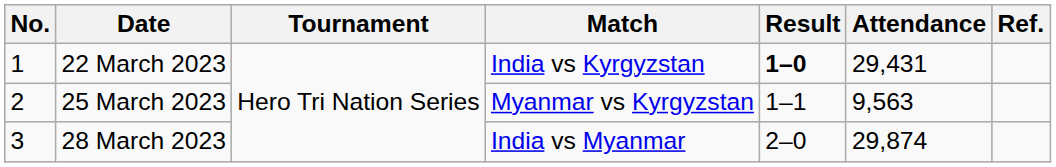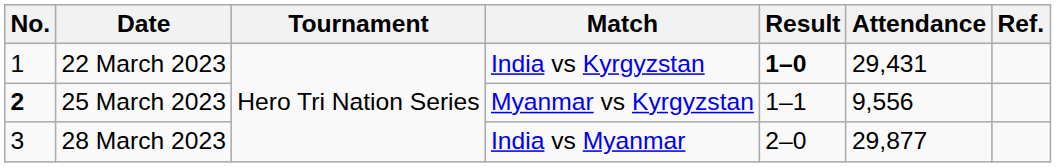(17, 102) normal -> (17, 102) bold
(883, 102) 9,563 -> (883, 102) 9,556
(890, 141) 29,874 -> (890, 141) 29,877
